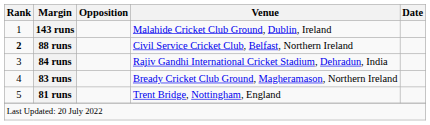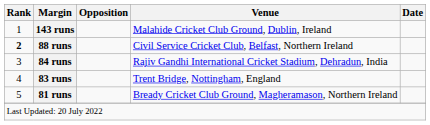(265, 78) Bready Cricket Club Ground, Magheramason, Northern Ireland -> (207, 78) Trent Bridge, Nottingham, England
(207, 95) Trent Bridge, Nottingham, England -> (265, 95) Bready Cricket Club Ground, Magheramason, Northern Ireland
